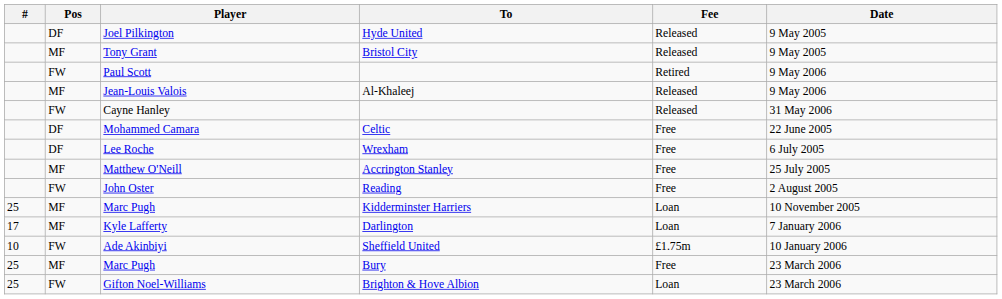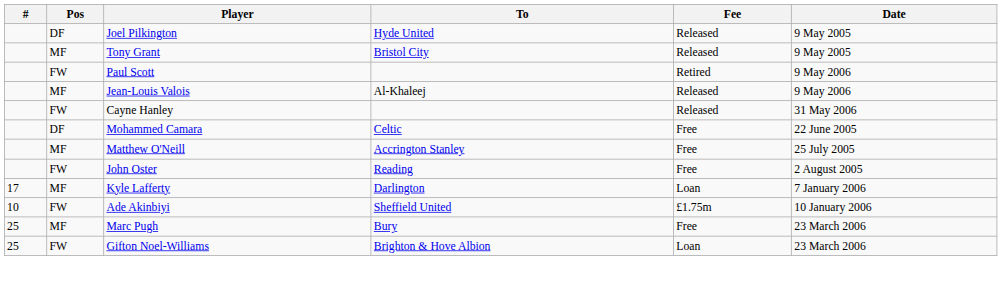- row: (129, 149)
- row: (129, 207)
